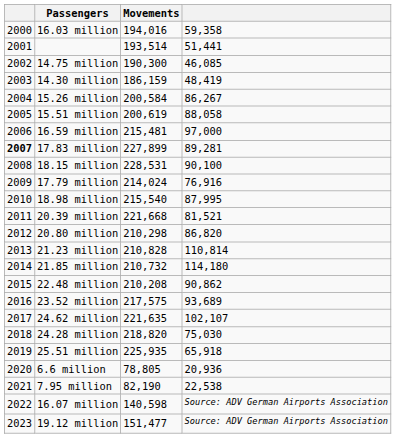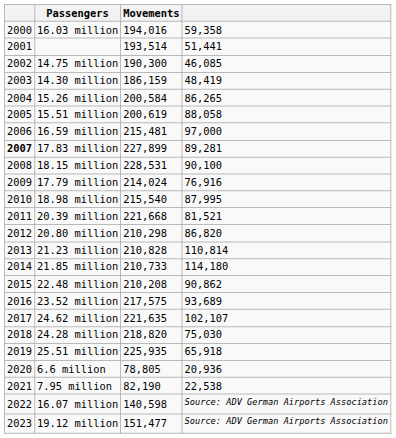(203, 98) 86,267 -> (203, 98) 86,265
(145, 267) 210,732 -> (145, 267) 210,733
